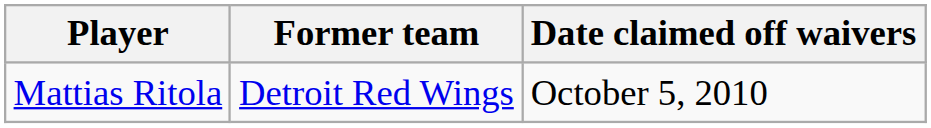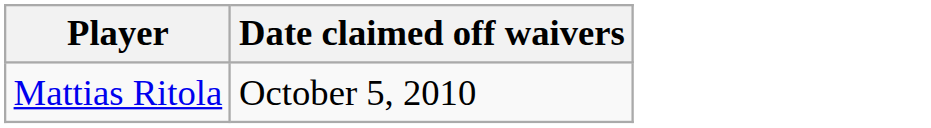- column: (376, 33)
